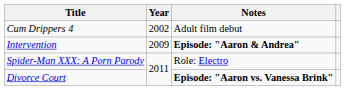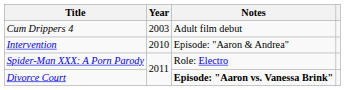(159, 28) 2002 -> (159, 28) 2003
(159, 45) 2009 -> (159, 45) 2010
(237, 45) bold -> (231, 45) normal
